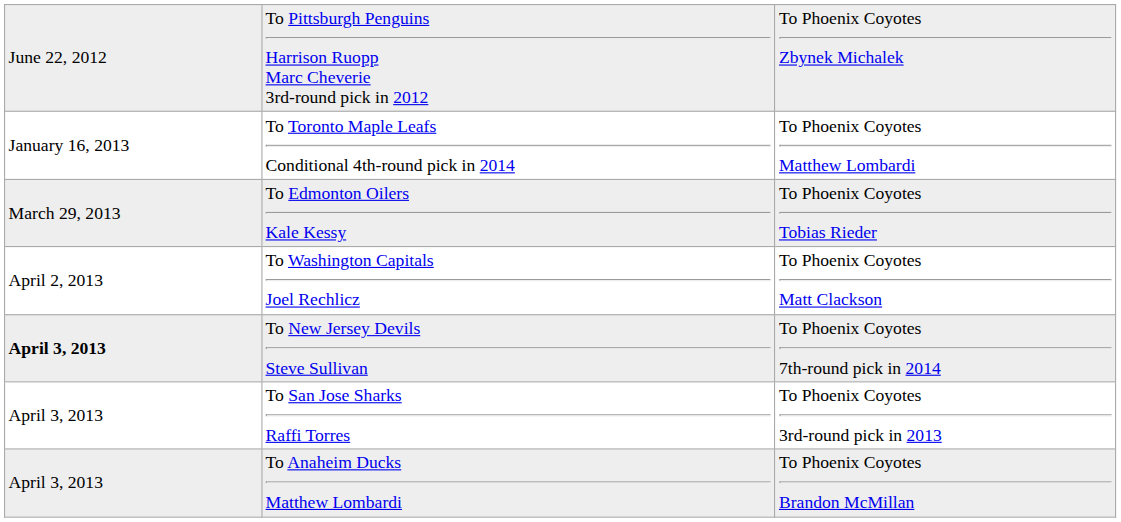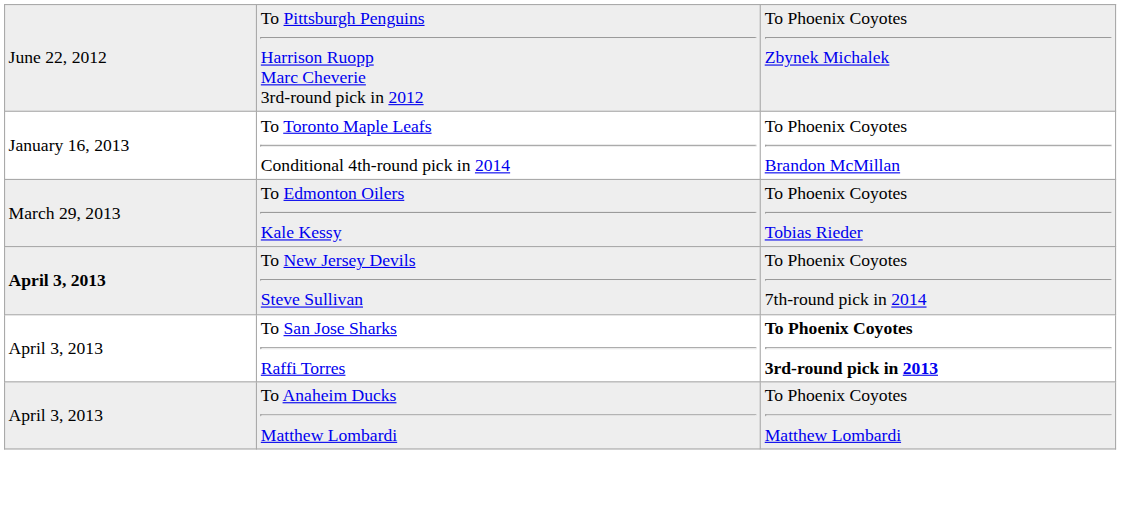(945, 145) To Phoenix Coyotes Matthew Lombardi -> (938, 145) To Phoenix Coyotes Brandon McMillan
- row: (518, 280)
(945, 415) normal -> (938, 347) bold
(945, 482) To Phoenix Coyotes Brandon McMillan -> (938, 415) To Phoenix Coyotes Matthew Lombardi
